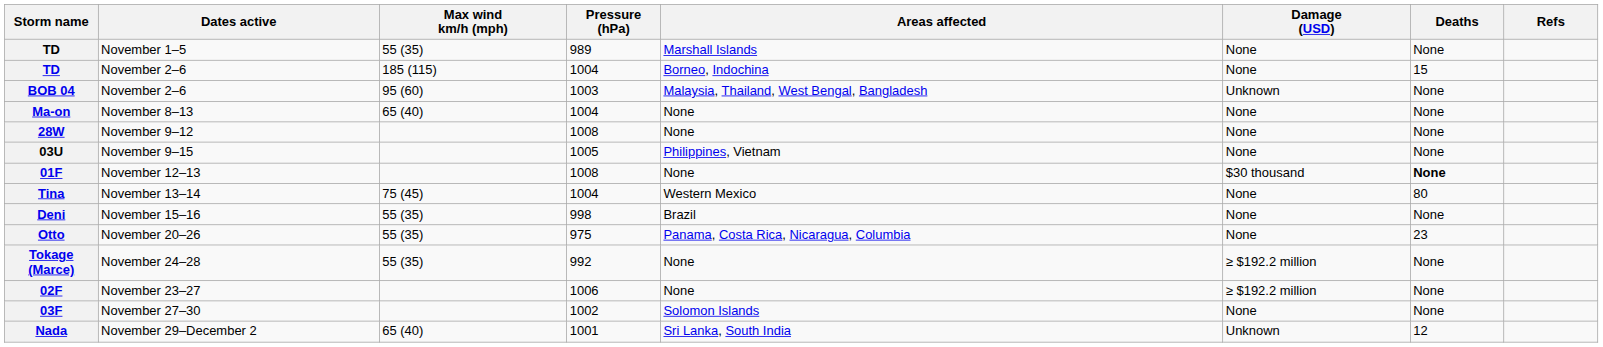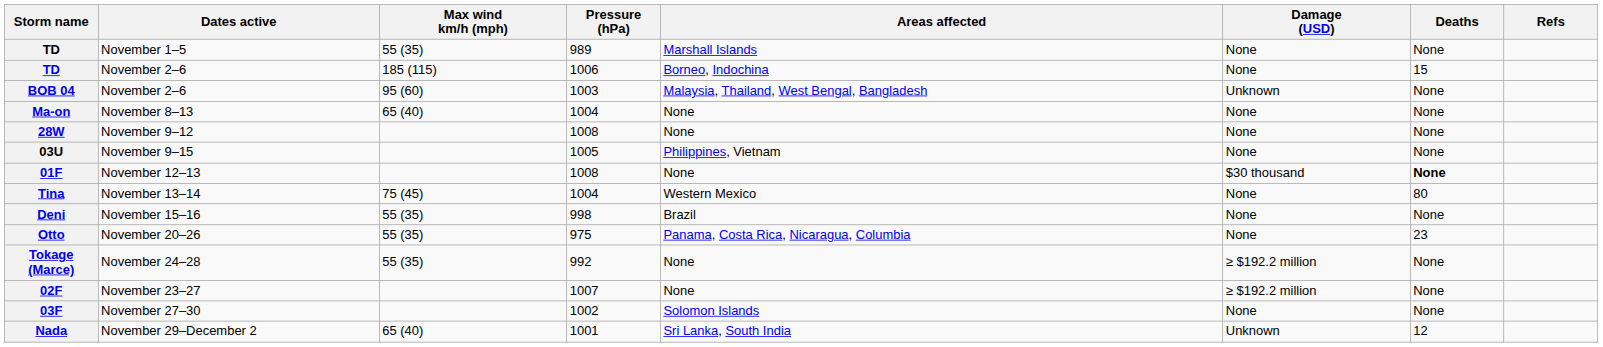(584, 70) 1004 -> (584, 70) 1006
(584, 290) 1006 -> (584, 290) 1007
